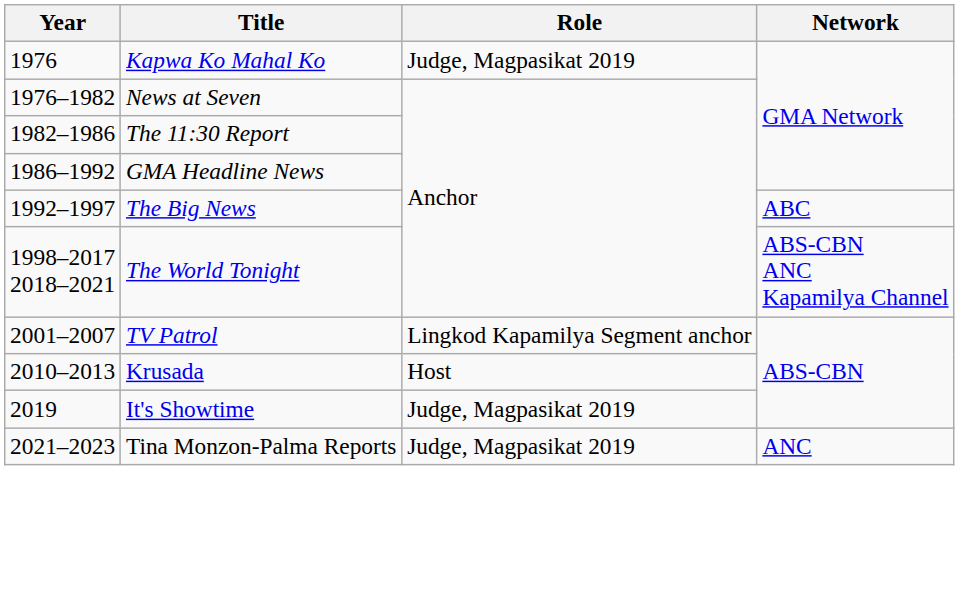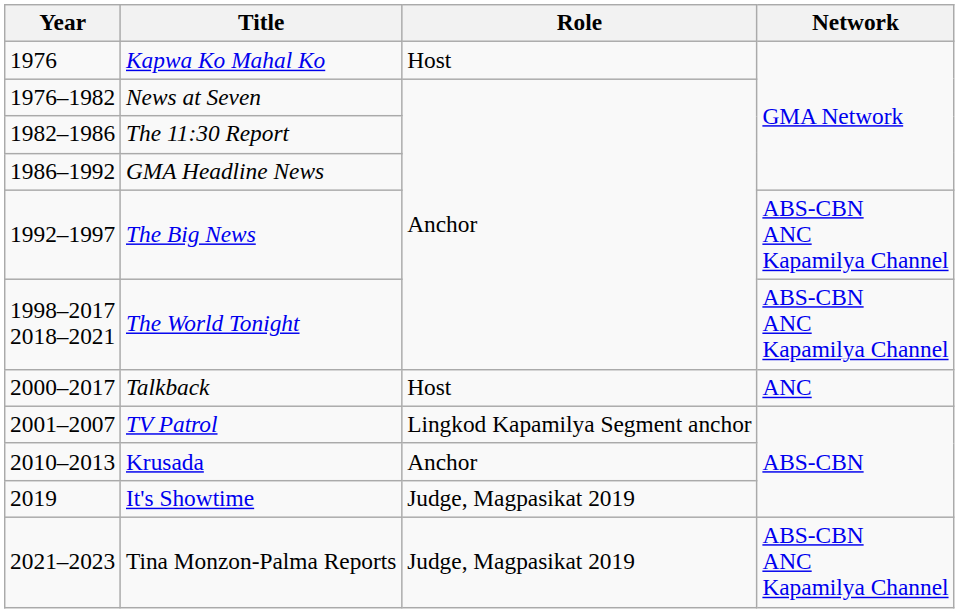(521, 60) Judge, Magpasikat 2019 -> (429, 60) Host
(786, 208) ABC -> (855, 234) ABS-CBN ANC Kapamilya Channel
+ row: (168, 387)
(429, 371) Host -> (442, 461) Anchor
(787, 446) ANC -> (855, 561) ABS-CBN ANC Kapamilya Channel
